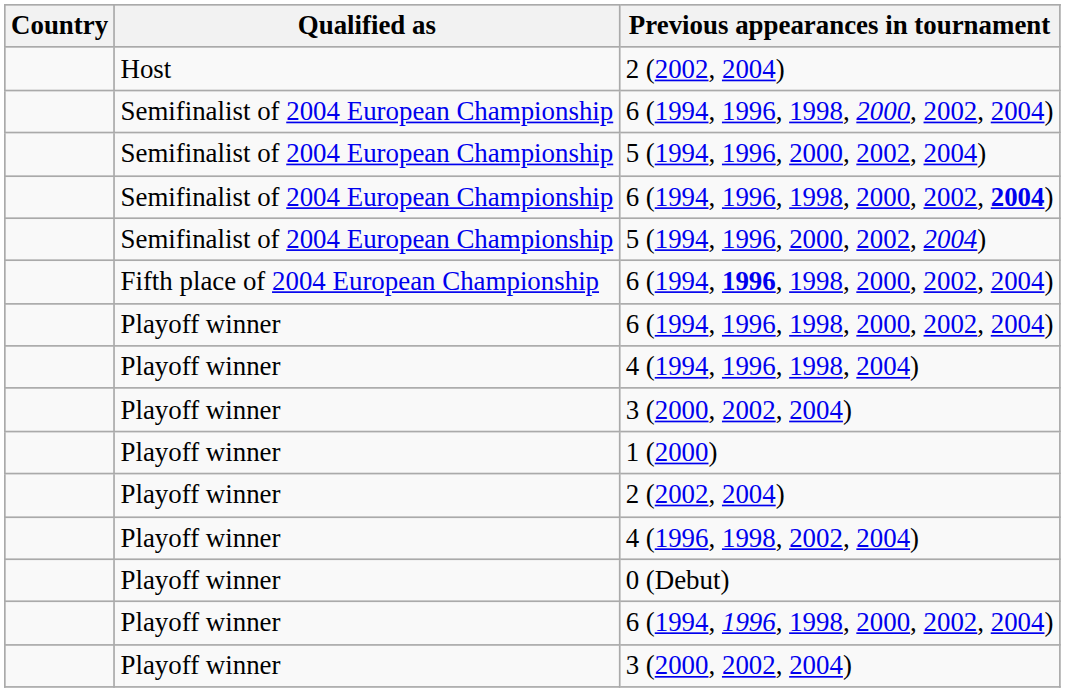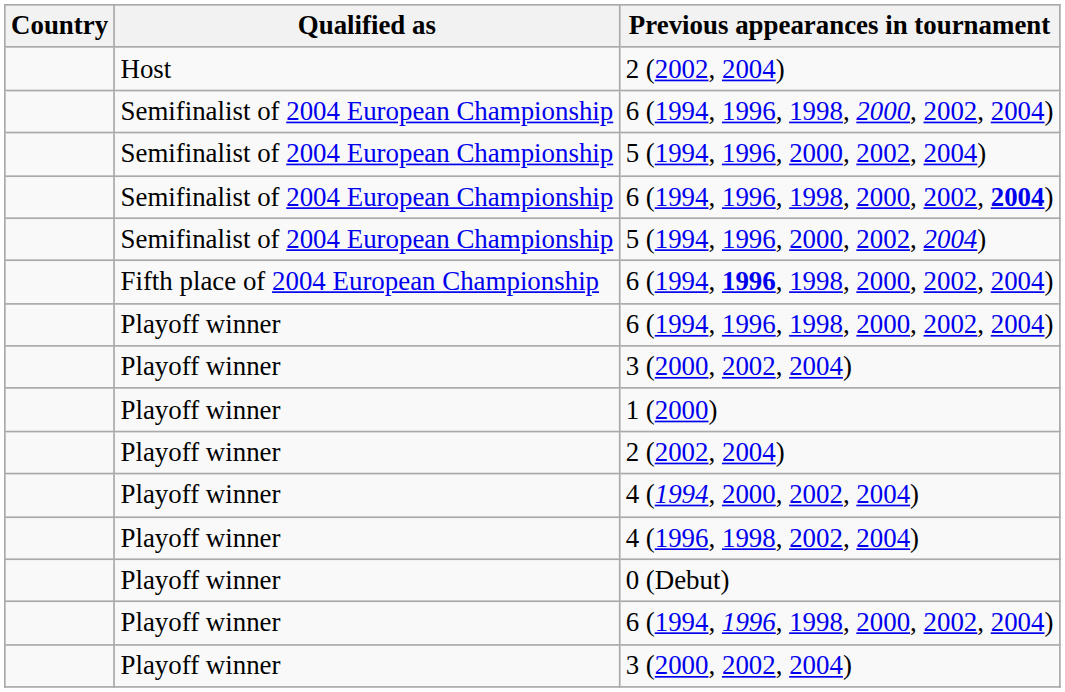- row: (201, 366)
+ row: (201, 494)
